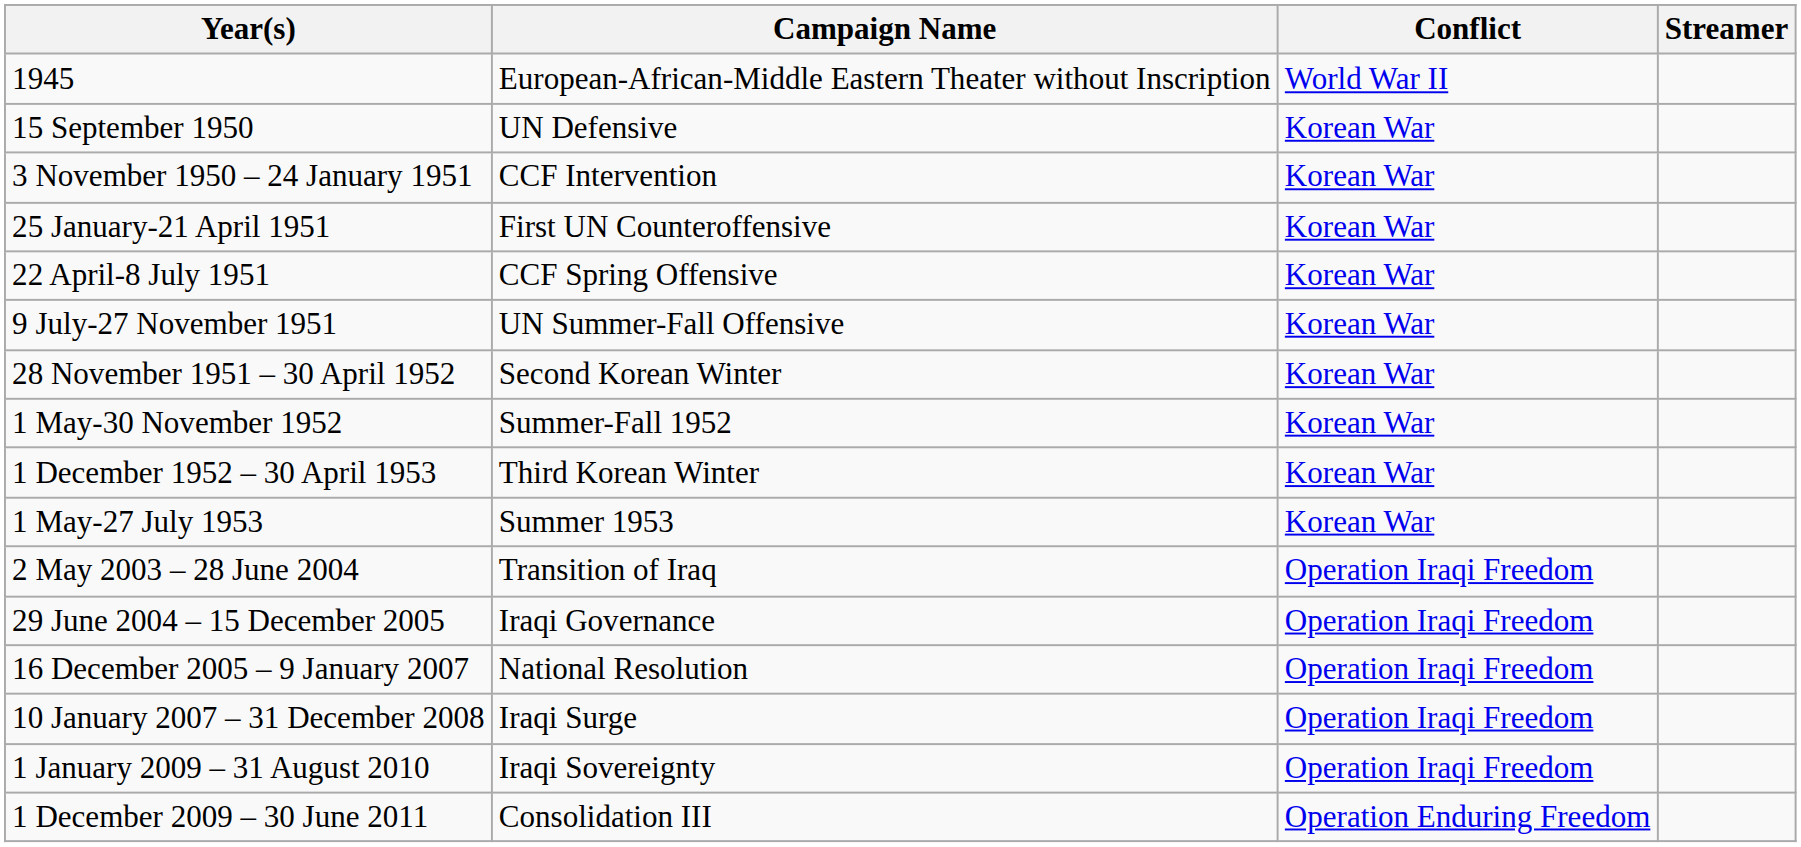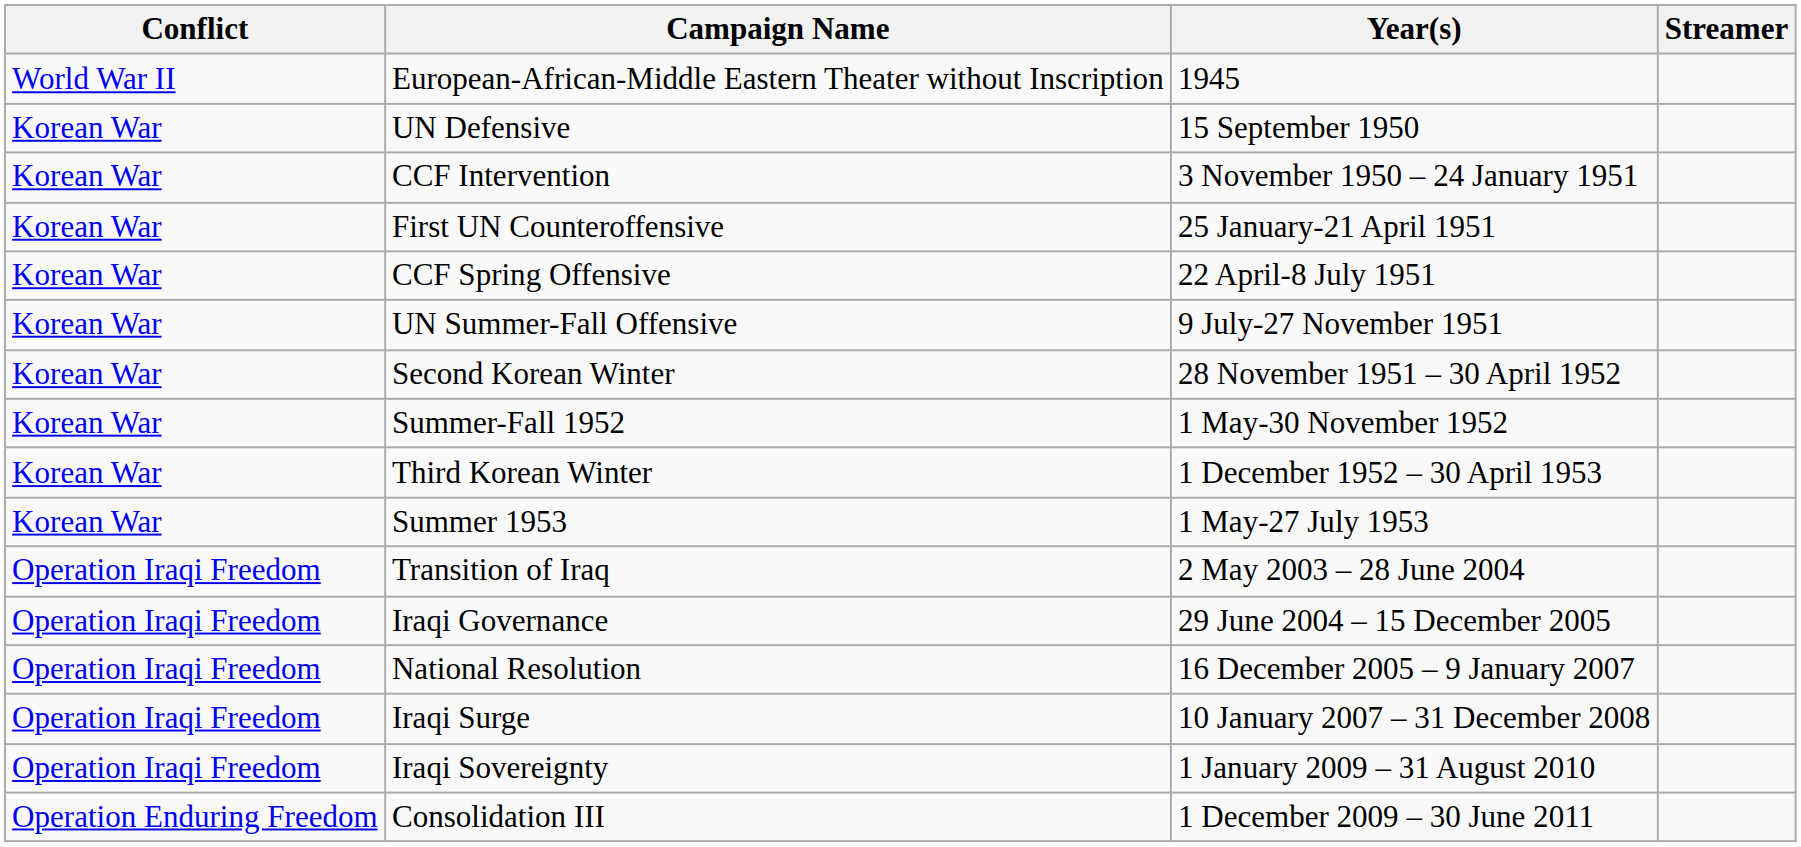columns swapped: (1468, 29) <-> (248, 29)
